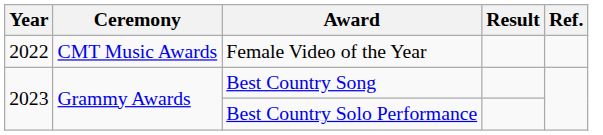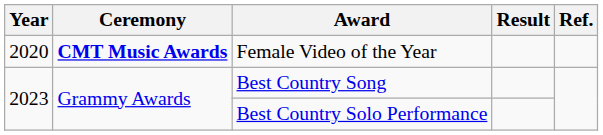(29, 51) 2022 -> (29, 51) 2020
(137, 51) normal -> (142, 51) bold
